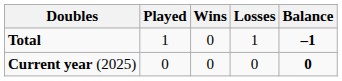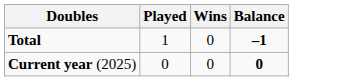- column: (255, 16)
